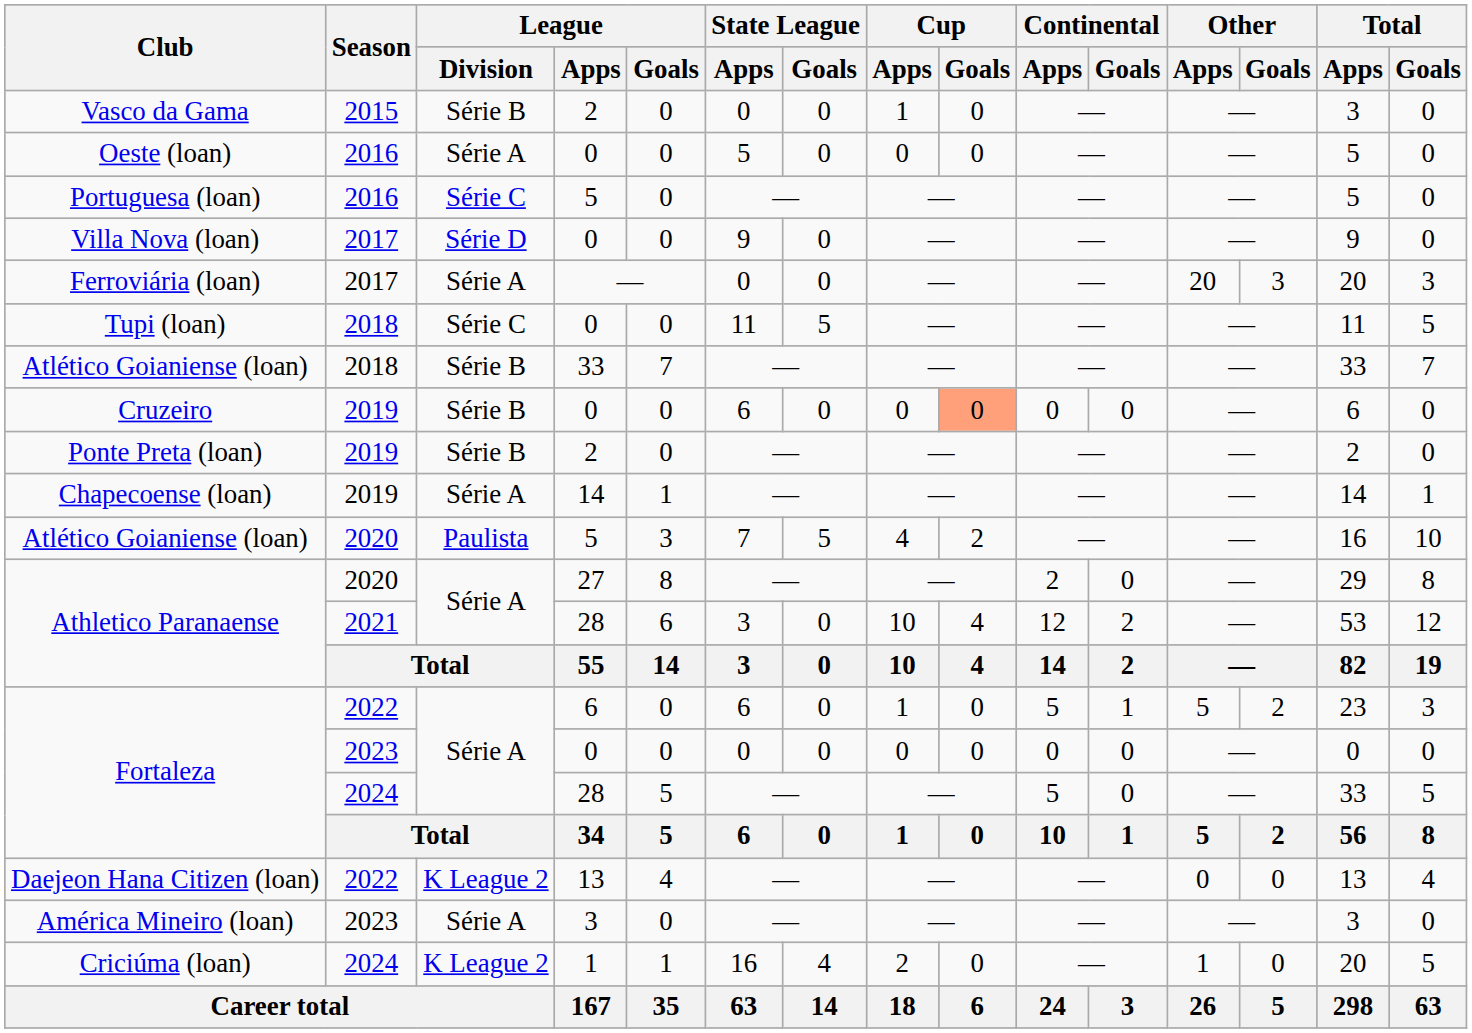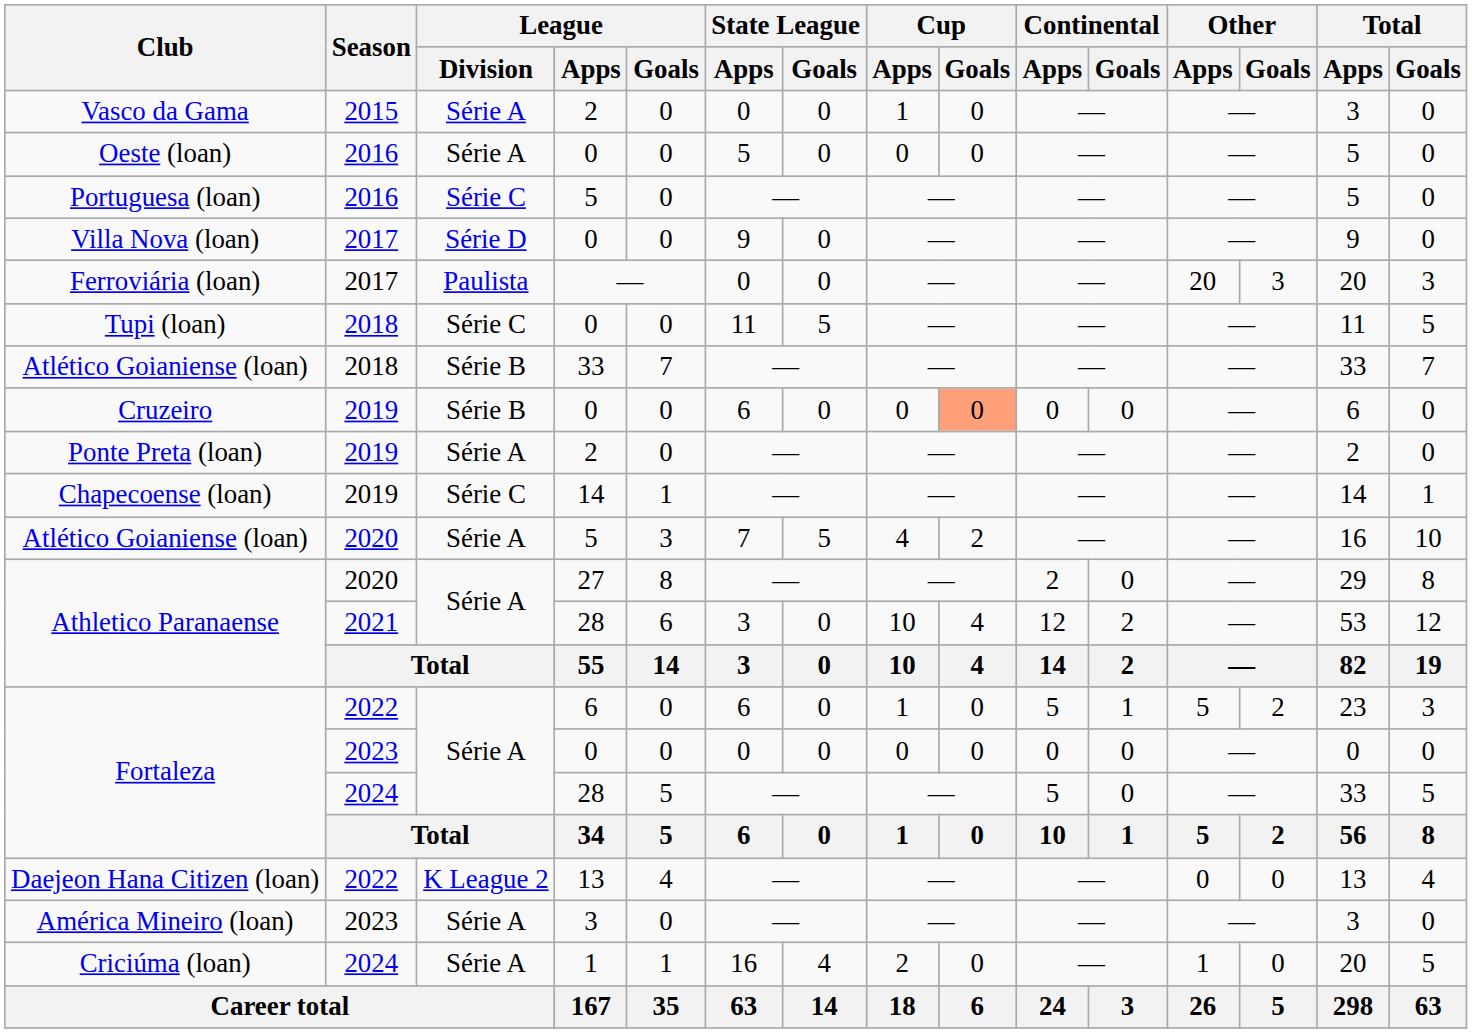(486, 111) Série B -> (486, 111) Série A
(486, 281) Série A -> (486, 281) Paulista
(486, 452) Série B -> (486, 452) Série A
(486, 494) Série A -> (486, 494) Série C
(486, 537) Paulista -> (486, 537) Série A
(486, 963) K League 2 -> (486, 963) Série A
